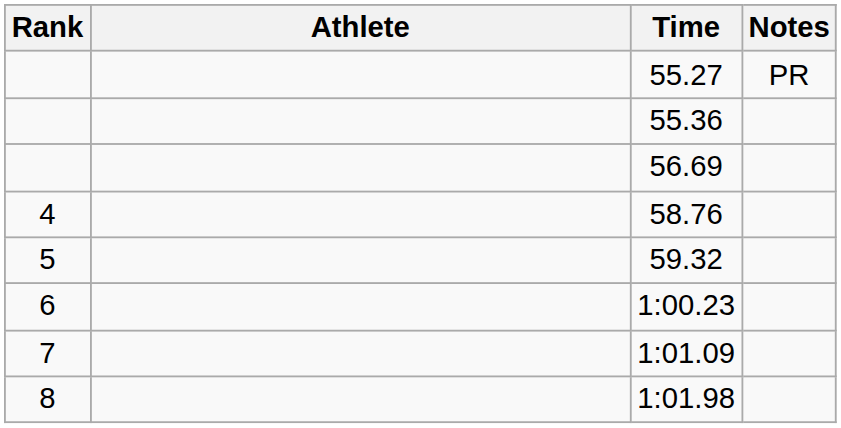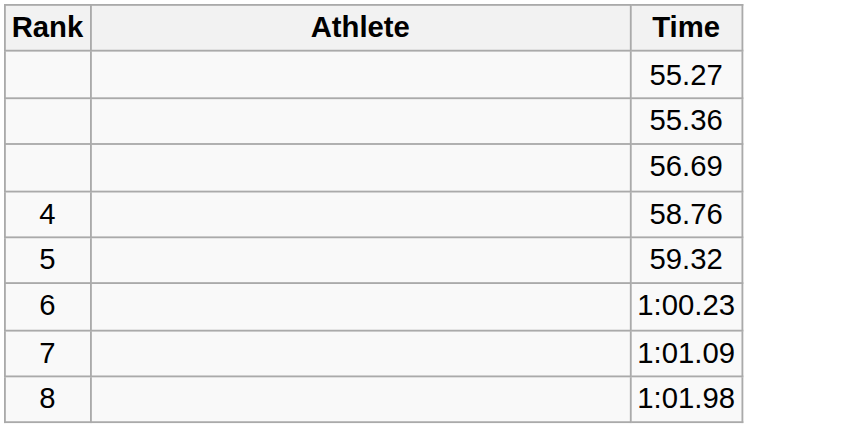- column: (789, 27)
